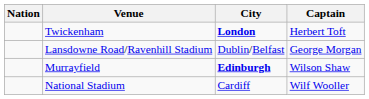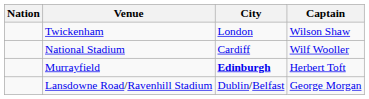(236, 31) bold -> (235, 31) normal
(318, 31) Herbert Toft -> (320, 31) Wilson Shaw
rows swapped: (129, 49) <-> (85, 85)
(320, 67) Wilson Shaw -> (318, 67) Herbert Toft
